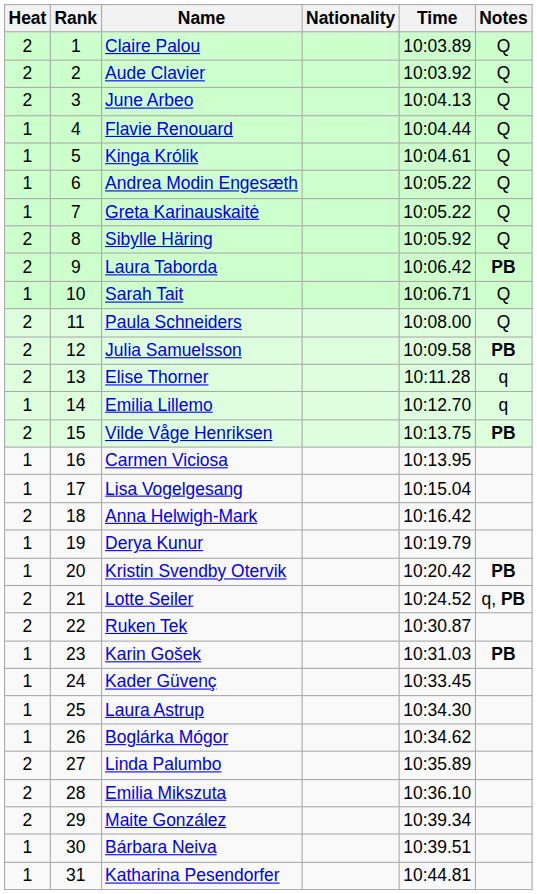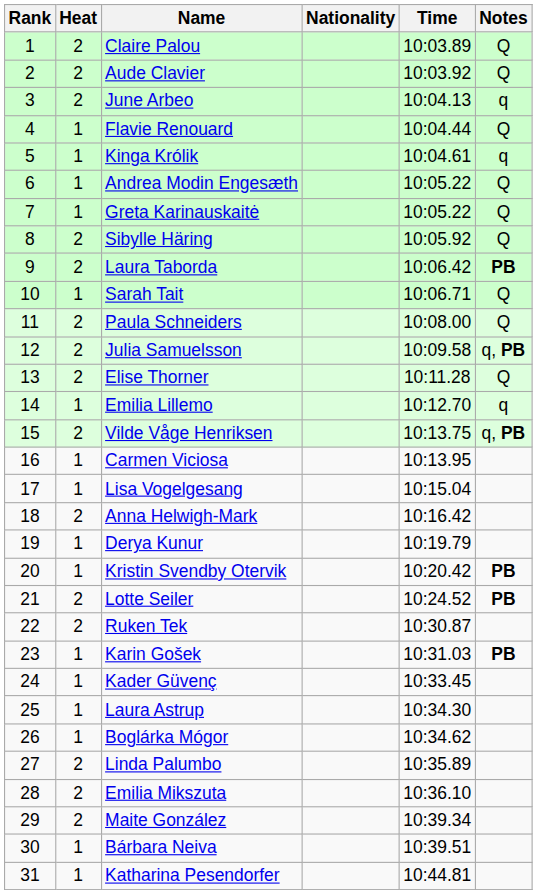columns swapped: (76, 18) <-> (27, 18)
(503, 101) Q -> (503, 101) q
(503, 156) Q -> (503, 156) q
(503, 350) PB -> (503, 350) q, PB
(503, 377) q -> (503, 377) Q
(503, 433) PB -> (503, 433) q, PB
(503, 599) q, PB -> (503, 599) PB
